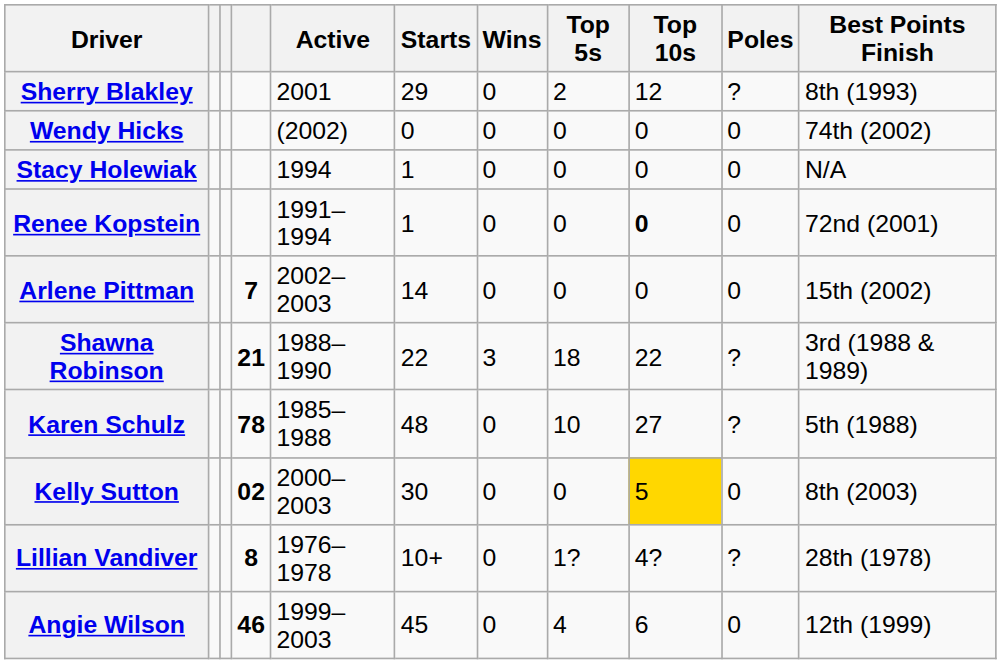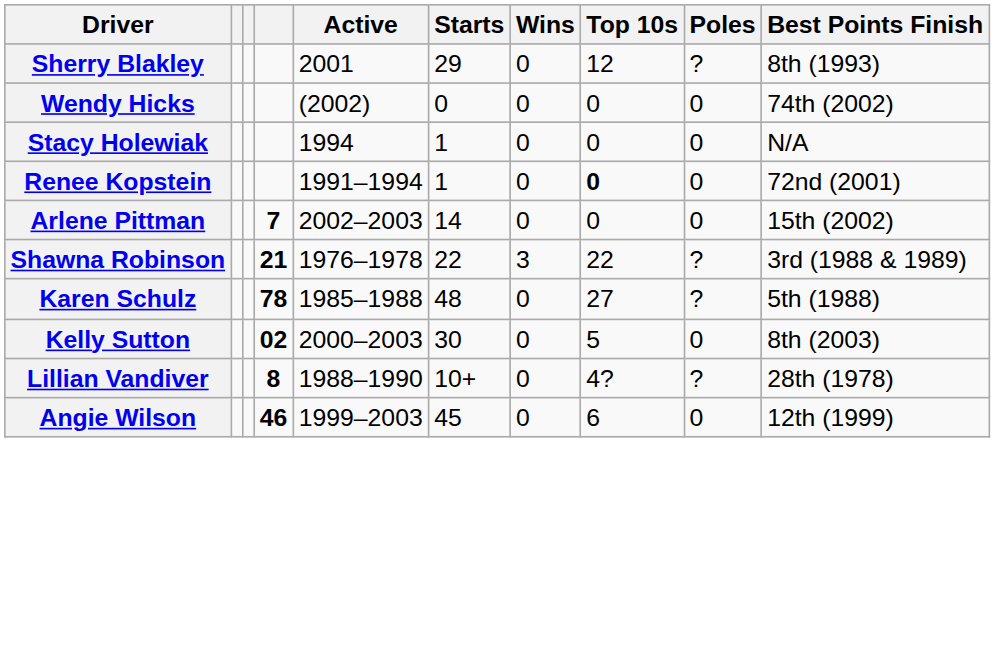- column: (588, 38)
(311, 357) 1988–1990 -> (361, 260) 1976–1978
(642, 491) gold background -> (593, 338) no background
(311, 558) 1976–1978 -> (361, 378) 1988–1990
